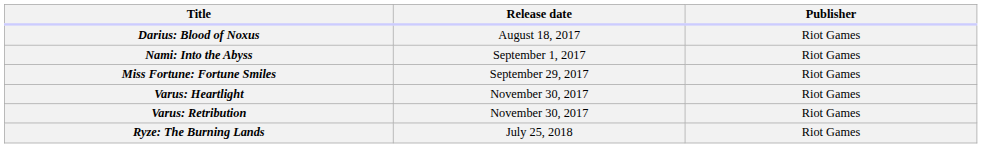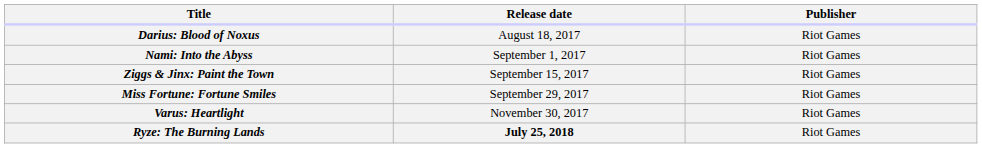+ row: (199, 74)
- row: (199, 113)
(539, 133) normal -> (539, 133) bold
